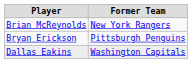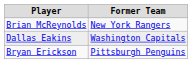rows swapped: (39, 52) <-> (41, 38)
